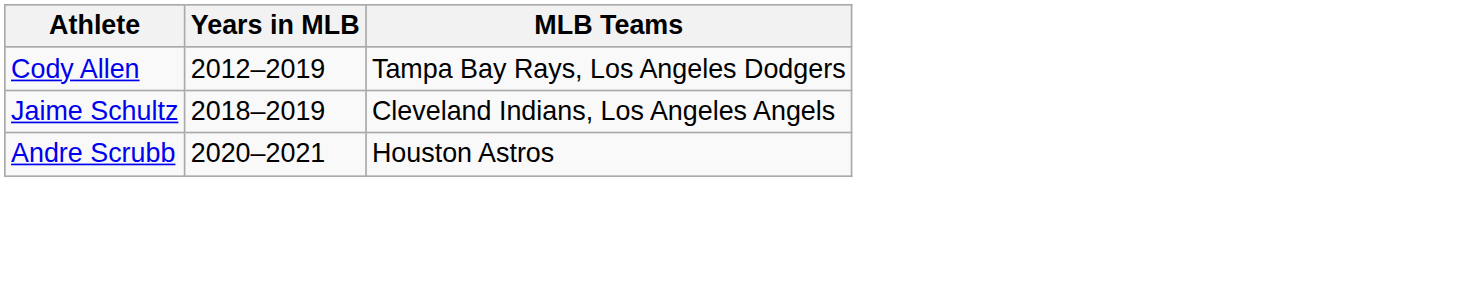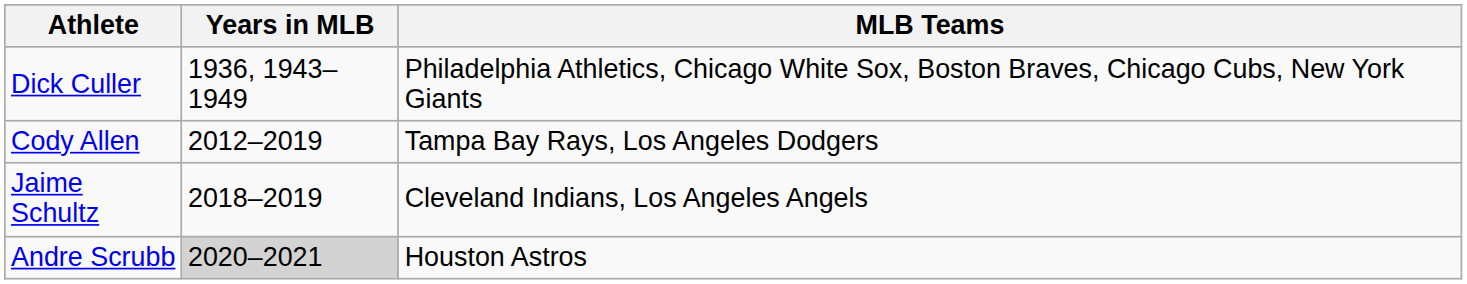+ row: (76, 83)
(258, 153) no background -> (255, 256) lightgrey background
